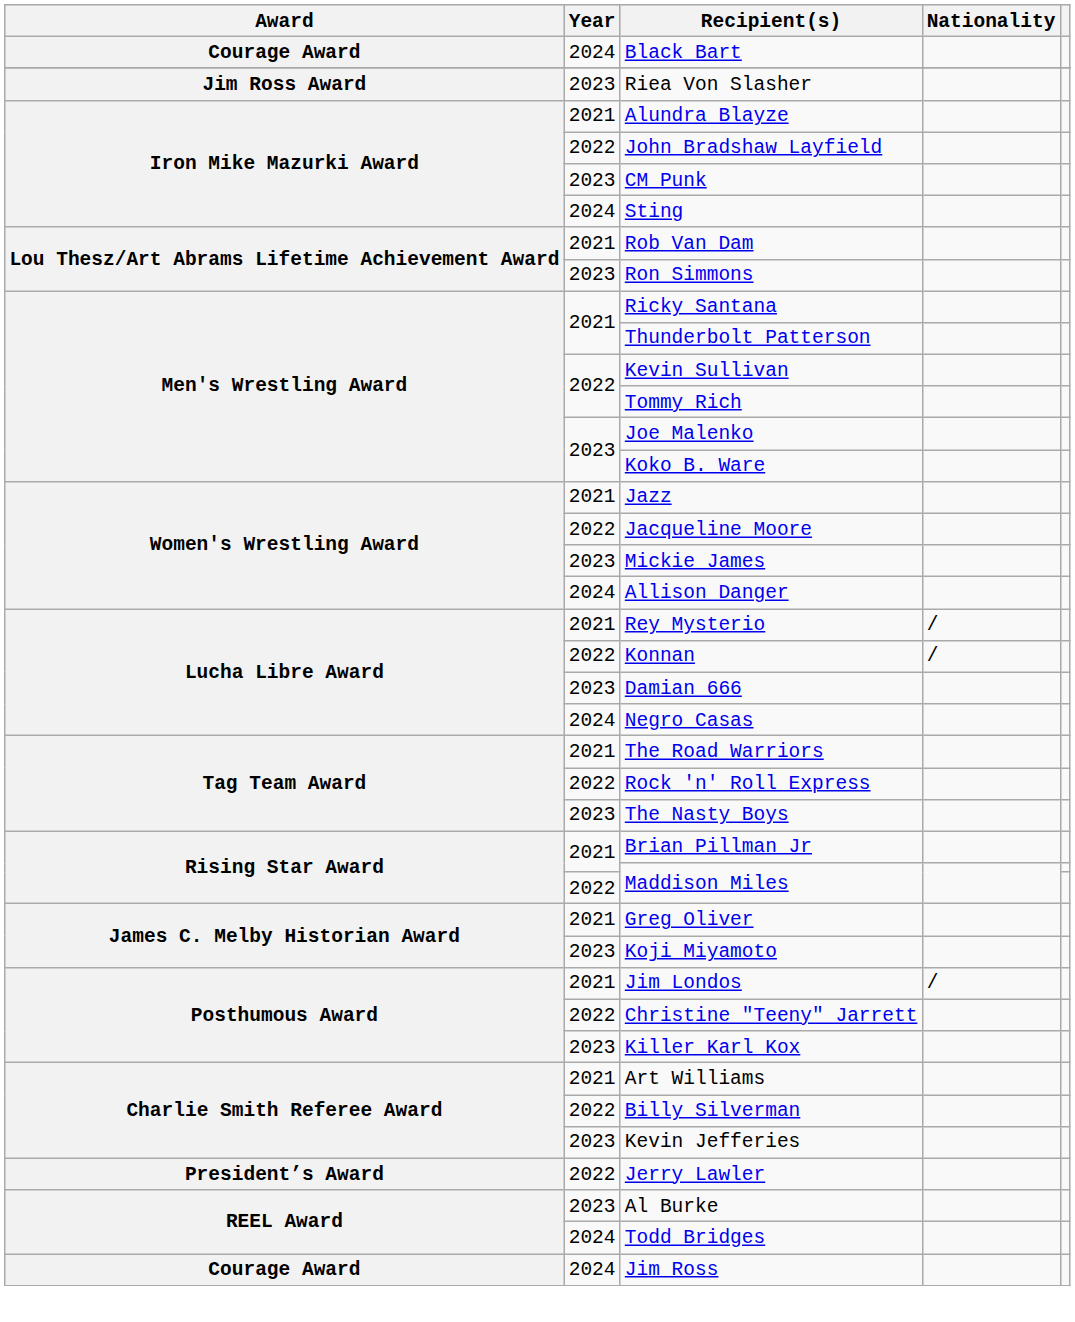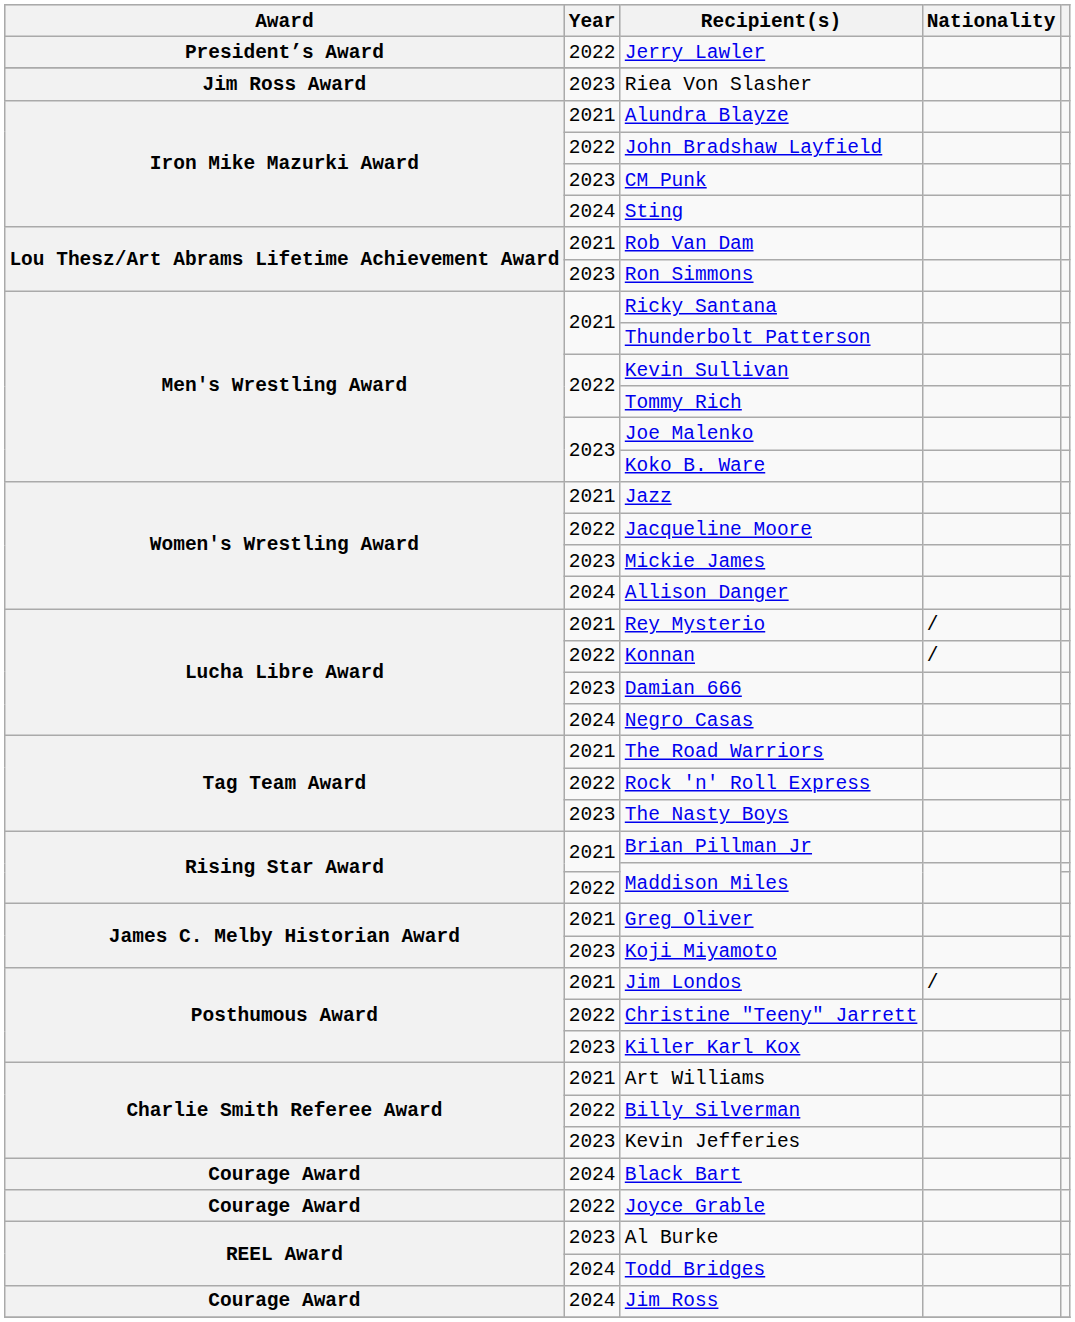rows swapped: (592, 52) <-> (592, 1174)
+ row: (592, 1206)
